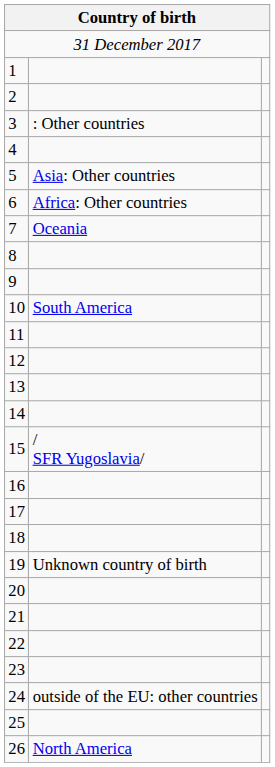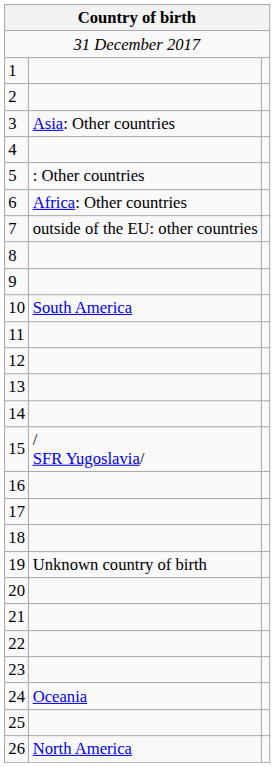(89, 123) : Other countries -> (104, 123) Asia: Other countries
(104, 176) Asia: Other countries -> (89, 176) : Other countries
(60, 228) Oceania -> (145, 228) outside of the EU: other countries
(145, 696) outside of the EU: other countries -> (60, 696) Oceania
